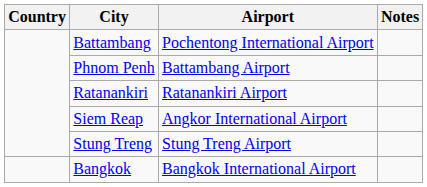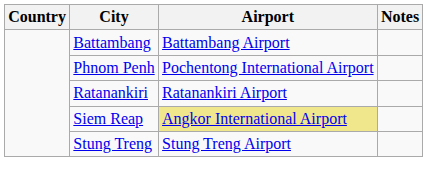(268, 42) Pochentong International Airport -> (226, 42) Battambang Airport
(226, 67) Battambang Airport -> (268, 67) Pochentong International Airport
(254, 118) no background -> (254, 118) khaki background
- row: (102, 169)
